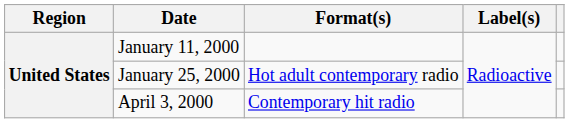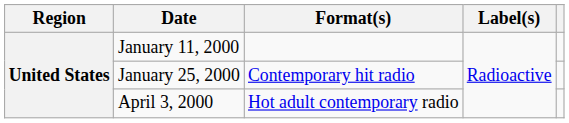(353, 74) Hot adult contemporary radio -> (331, 74) Contemporary hit radio
(331, 103) Contemporary hit radio -> (353, 103) Hot adult contemporary radio
